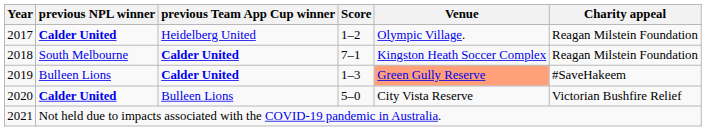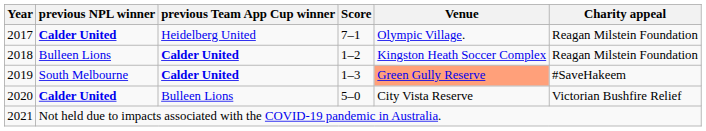(351, 34) 1–2 -> (351, 34) 7–1
(83, 55) South Melbourne -> (75, 55) Bulleen Lions
(351, 55) 7–1 -> (351, 55) 1–2
(75, 75) Bulleen Lions -> (83, 75) South Melbourne
